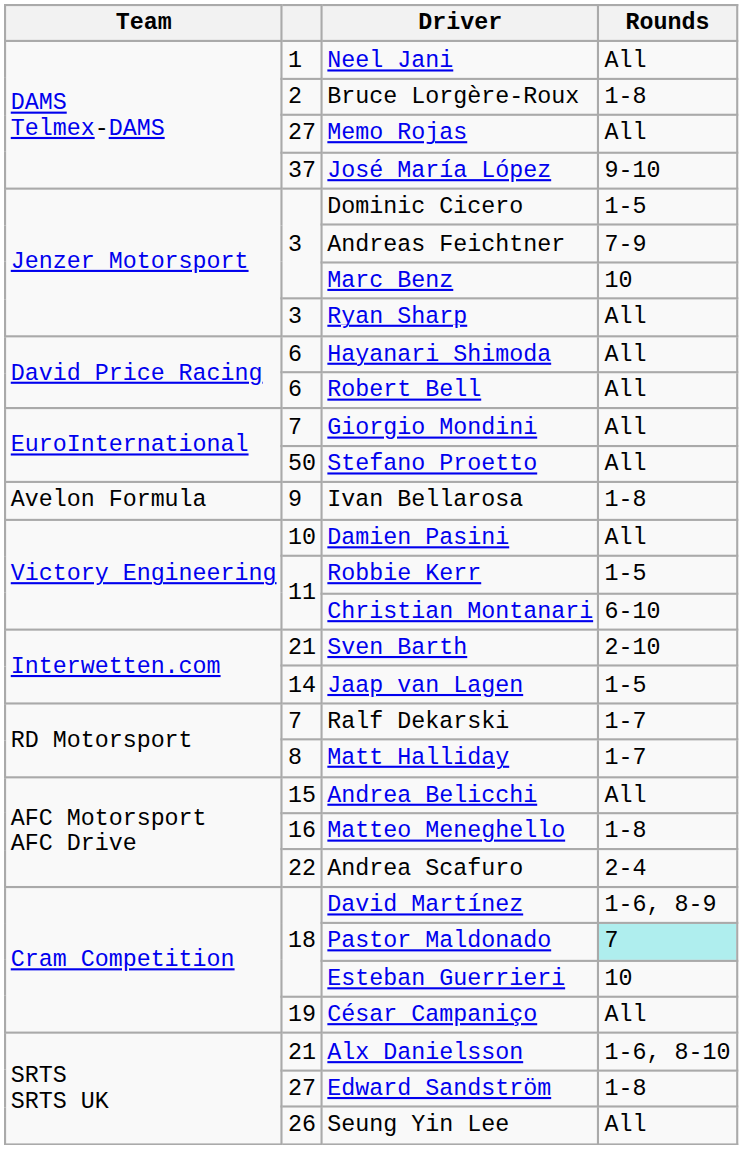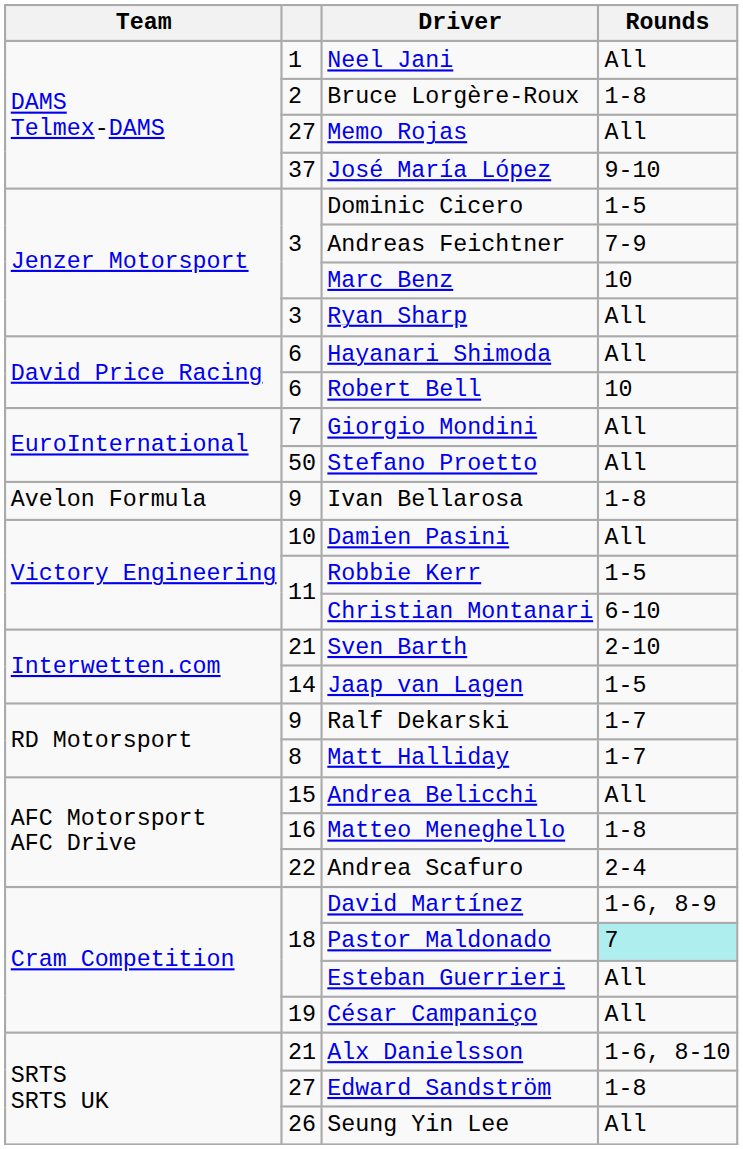(626, 391) All -> (619, 391) 10
(295, 721) 7 -> (295, 721) 9
(619, 978) 10 -> (626, 978) All
